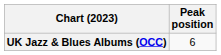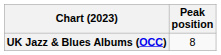(192, 42) 6 -> (192, 42) 8
